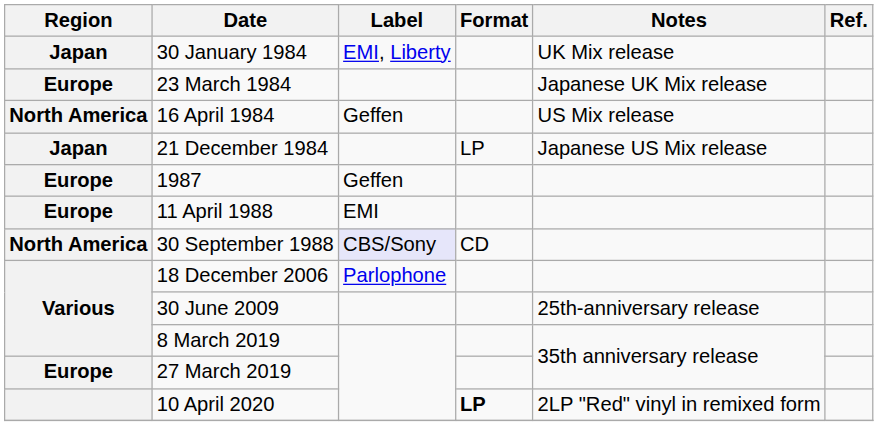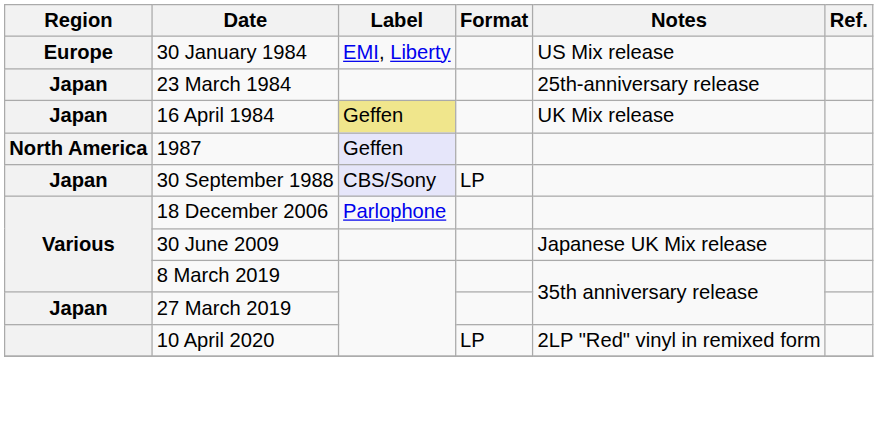(78, 52) Japan -> (78, 52) Europe
(606, 52) UK Mix release -> (606, 52) US Mix release
(78, 84) Europe -> (78, 84) Japan
(652, 84) Japanese UK Mix release -> (649, 84) 25th-anniversary release
(78, 116) North America -> (78, 116) Japan
(373, 116) no background -> (373, 116) khaki background
(606, 116) US Mix release -> (606, 116) UK Mix release
- row: (242, 148)
(78, 180) Europe -> (78, 148) North America
(373, 180) no background -> (373, 148) lavender background
- row: (215, 212)
(78, 244) North America -> (78, 180) Japan
(475, 244) CD -> (472, 180) LP
(649, 308) 25th-anniversary release -> (652, 244) Japanese UK Mix release
(78, 372) Europe -> (78, 308) Japan
(473, 404) bold -> (472, 340) normal
